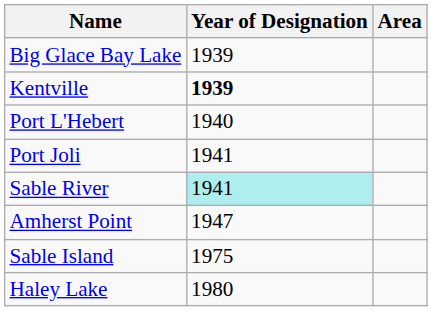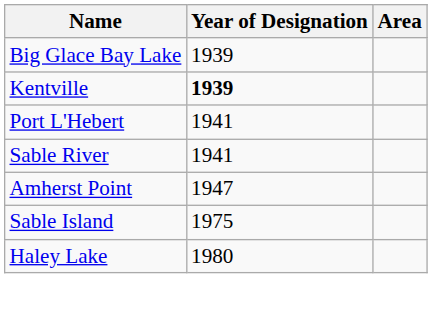(212, 121) 1940 -> (212, 121) 1941
- row: (45, 155)
(212, 188) paleturquoise background -> (212, 155) no background
